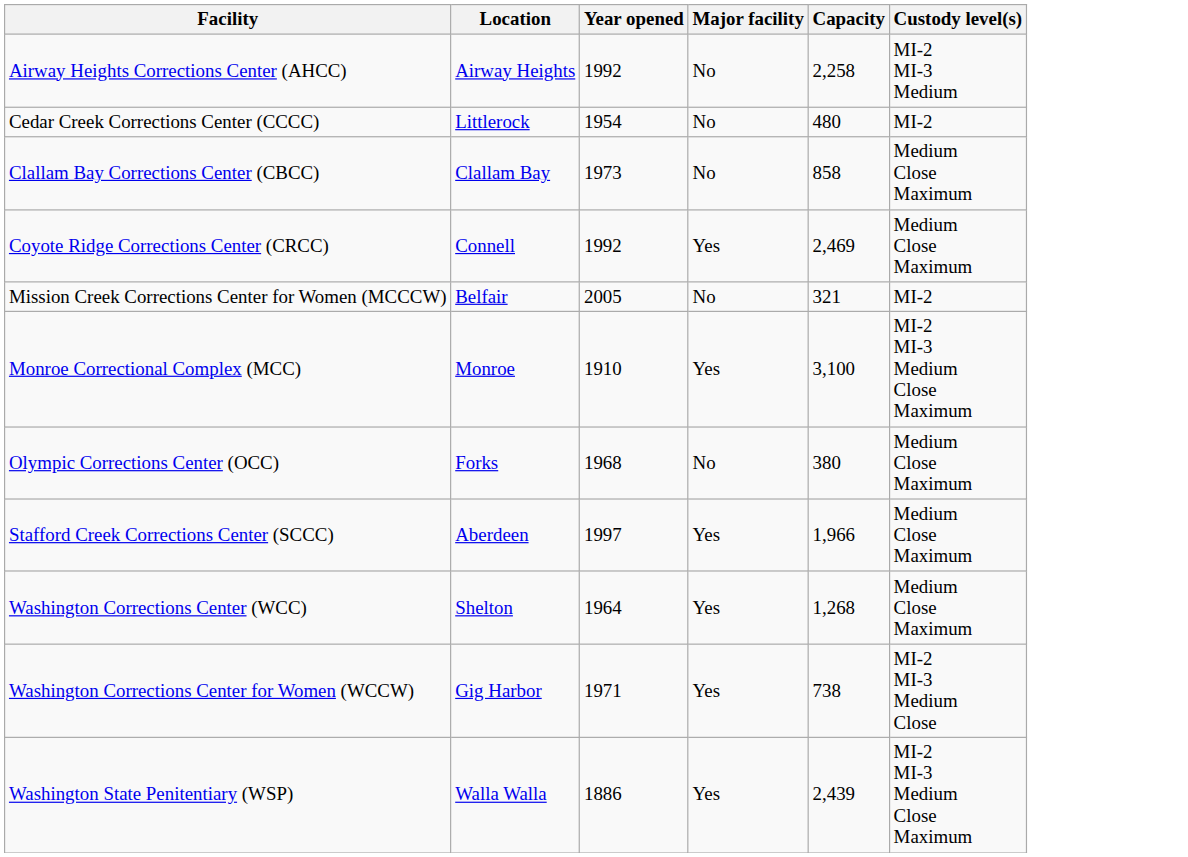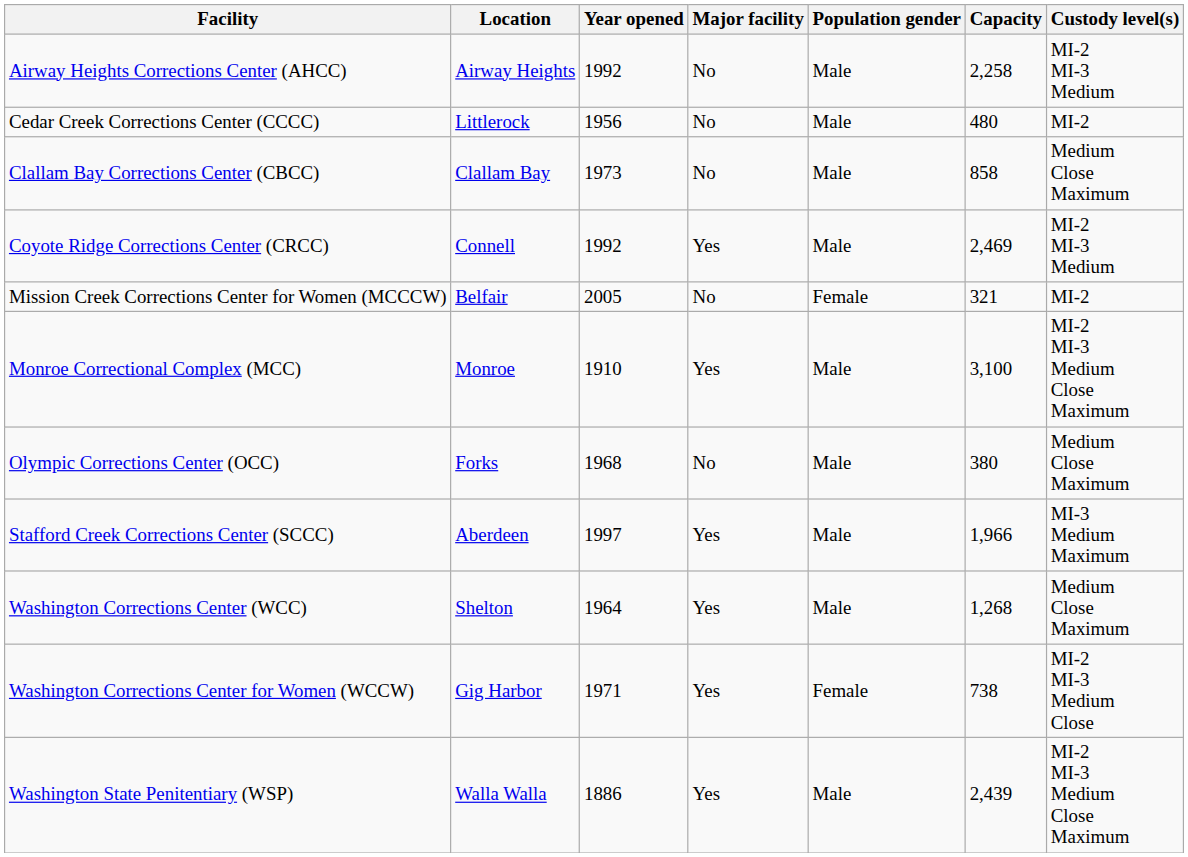+ column: (887, 19)
(603, 121) 1954 -> (603, 121) 1956
(933, 245) Medium Close Maximum -> (1083, 245) MI-2 MI-3 Medium
(933, 535) Medium Close Maximum -> (1090, 535) MI-3 Medium Maximum
